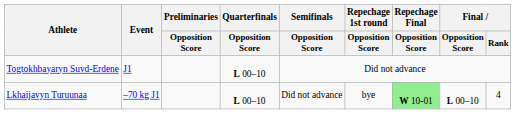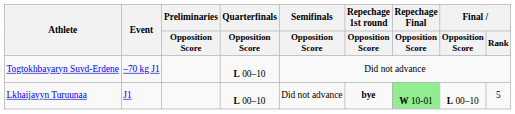(127, 69) J1 -> (141, 69) –70 kg J1
(141, 96) –70 kg J1 -> (127, 96) J1
(368, 96) normal -> (368, 96) bold
(498, 96) 4 -> (498, 96) 5
